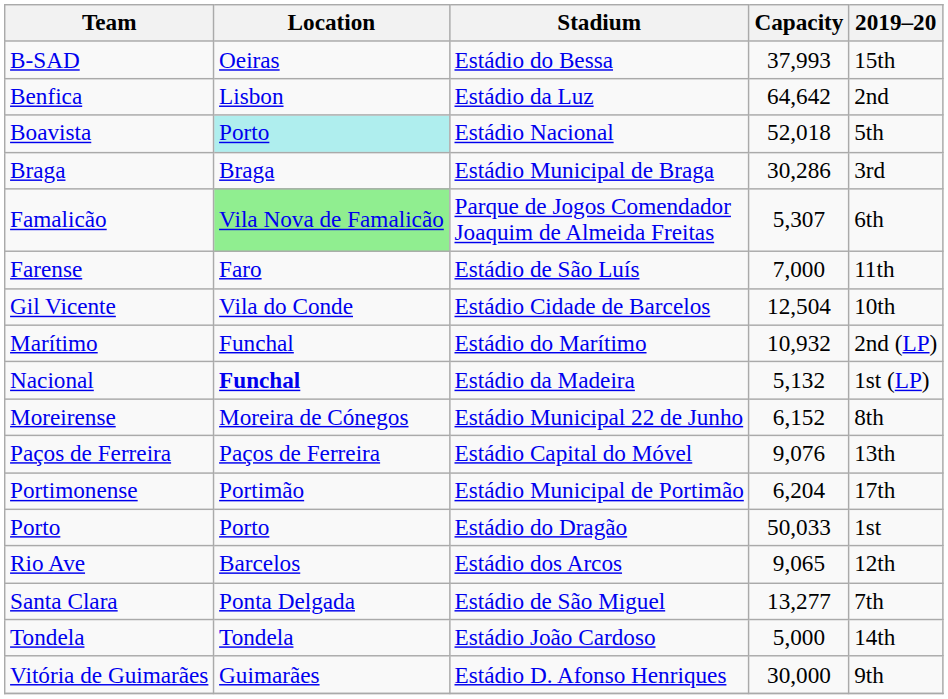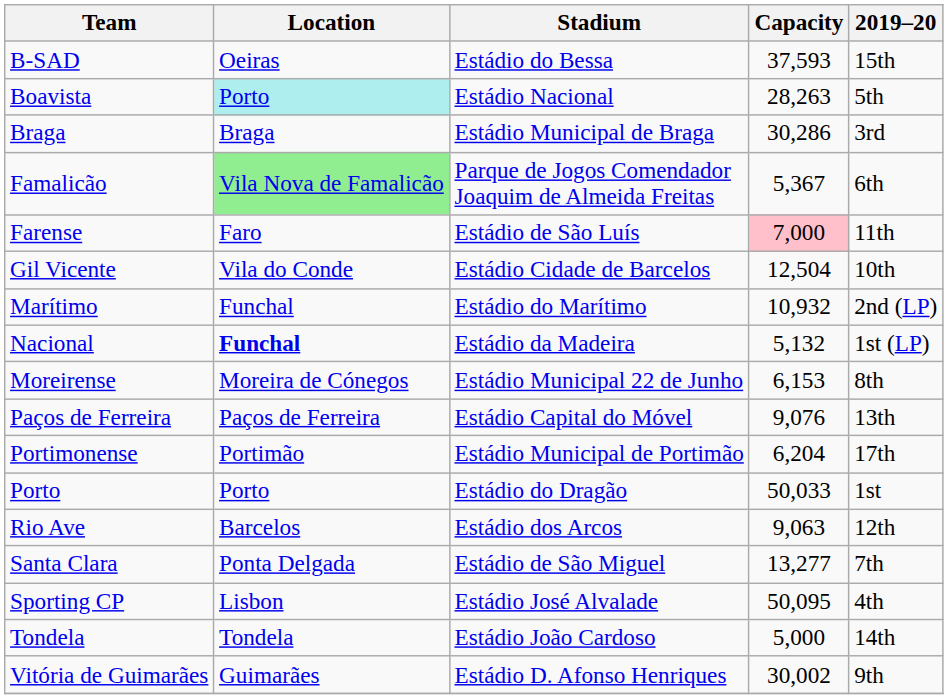(799, 59) 37,993 -> (799, 59) 37,593
- row: (46, 96)
(799, 133) 52,018 -> (799, 96) 28,263
(799, 219) 5,307 -> (799, 183) 5,367
(799, 269) no background -> (799, 232) pink background
(799, 416) 6,152 -> (799, 380) 6,153
(799, 564) 9,065 -> (799, 527) 9,063
+ row: (67, 600)
(799, 674) 30,000 -> (799, 674) 30,002
